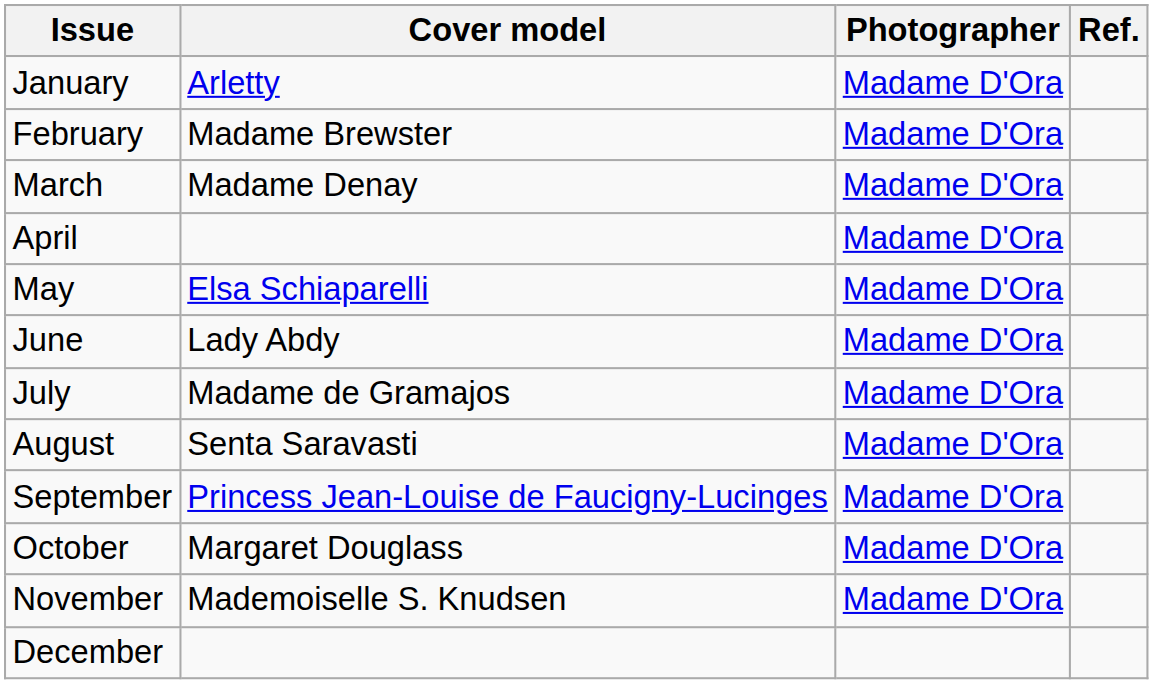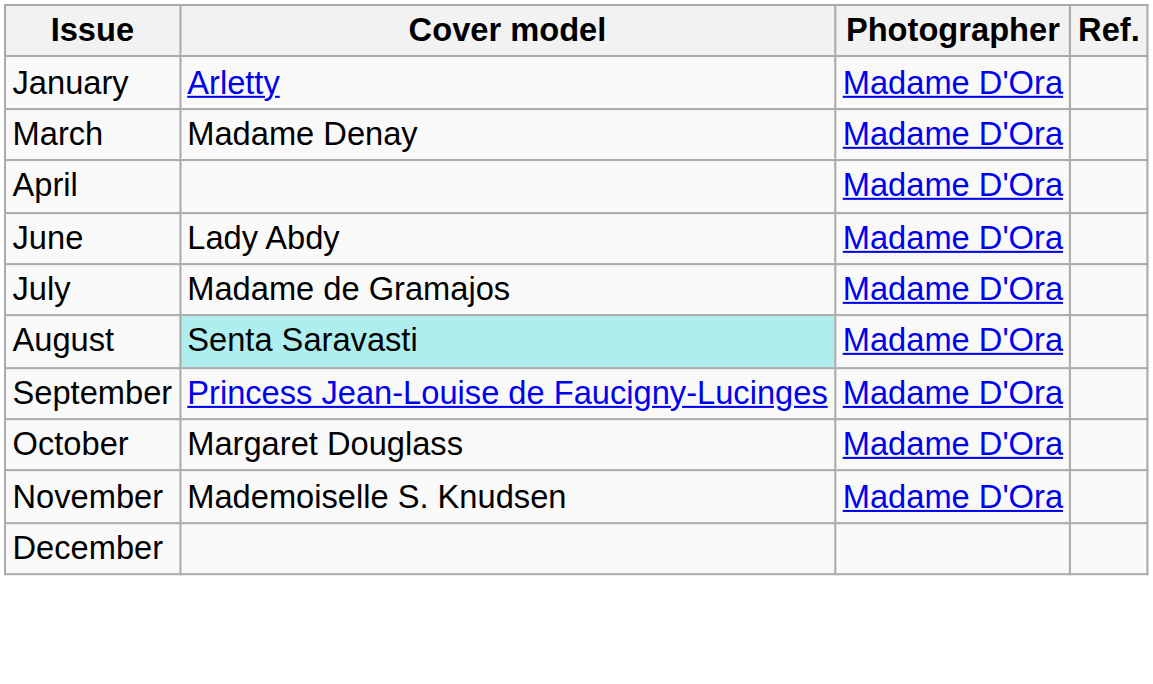- row: (78, 133)
- row: (43, 289)
(302, 444) no background -> (302, 340) paleturquoise background
